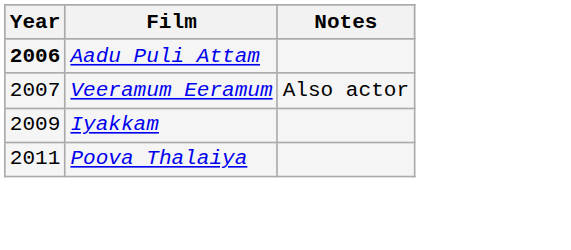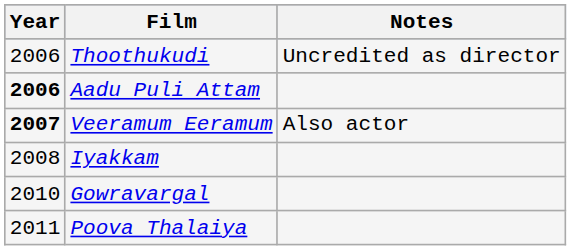+ row: (140, 56)
(35, 91) normal -> (35, 125) bold
(35, 125) 2009 -> (35, 159) 2008
+ row: (140, 194)
